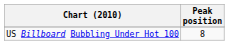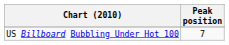(202, 34) 8 -> (202, 34) 7
